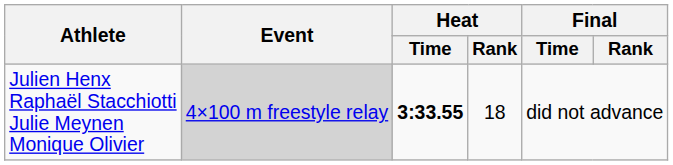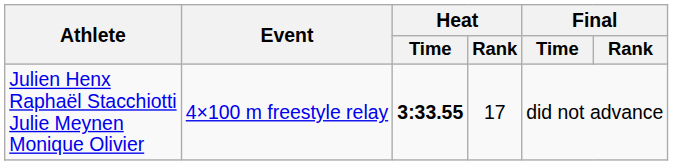(287, 113) lightgrey background -> (287, 113) no background
(495, 113) 18 -> (495, 113) 17
